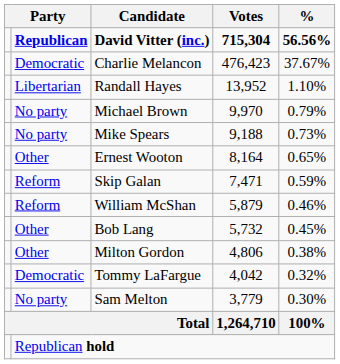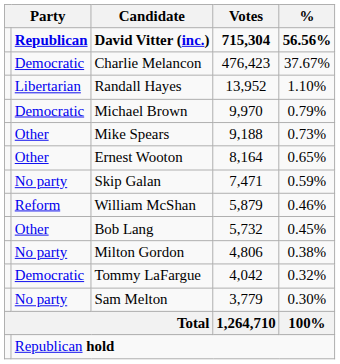(41, 110) No party -> (49, 110) Democratic
(41, 134) No party -> (32, 134) Other
(37, 181) Reform -> (41, 181) No party
(32, 252) Other -> (41, 252) No party
